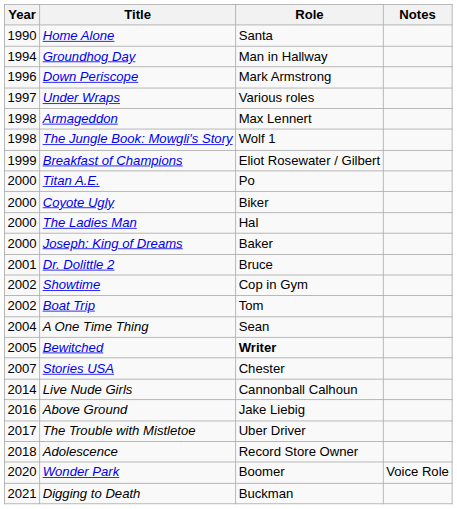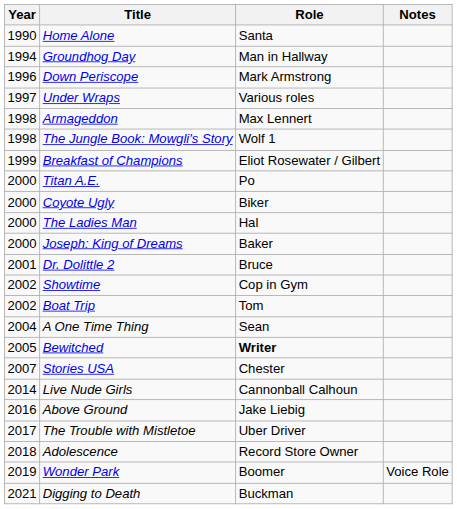(22, 472) 2020 -> (22, 472) 2019
